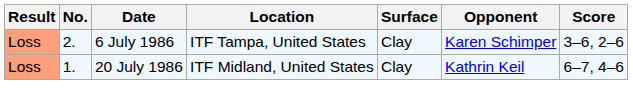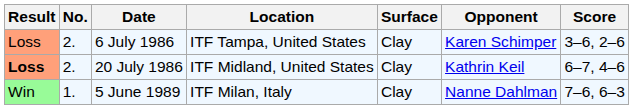(24, 66) normal -> (26, 66) bold
(69, 66) 1. -> (69, 66) 2.
+ row: (138, 92)
